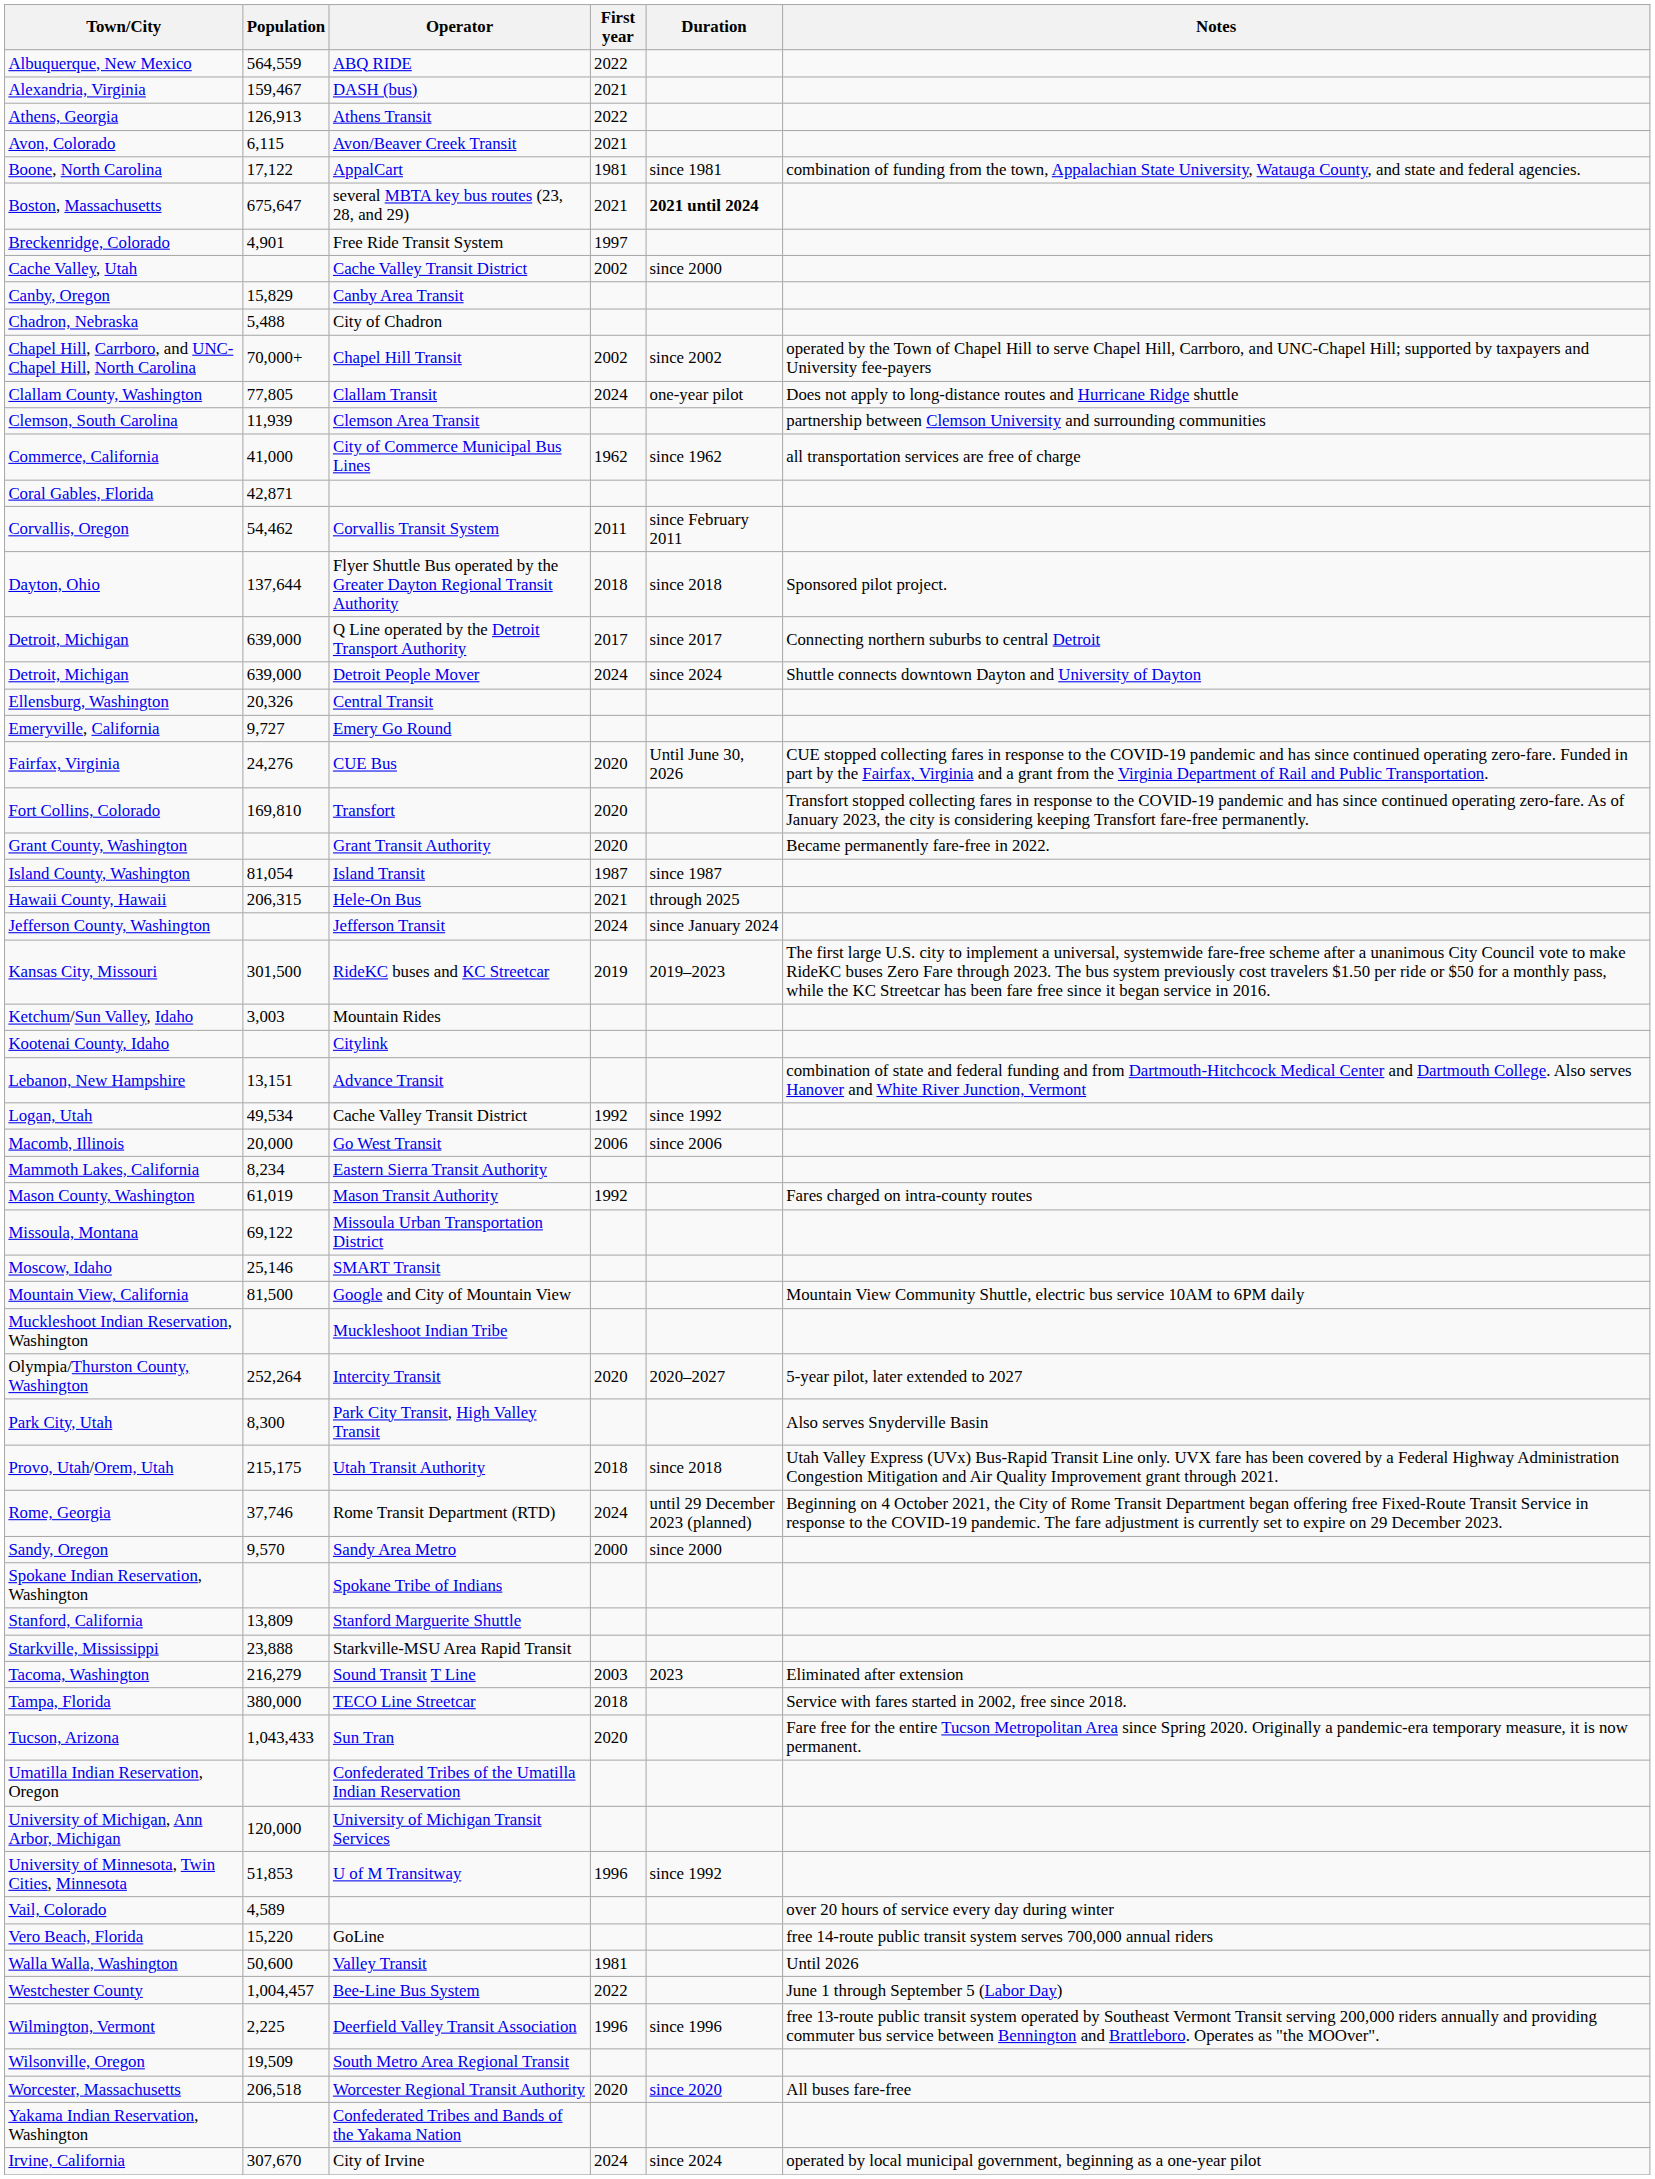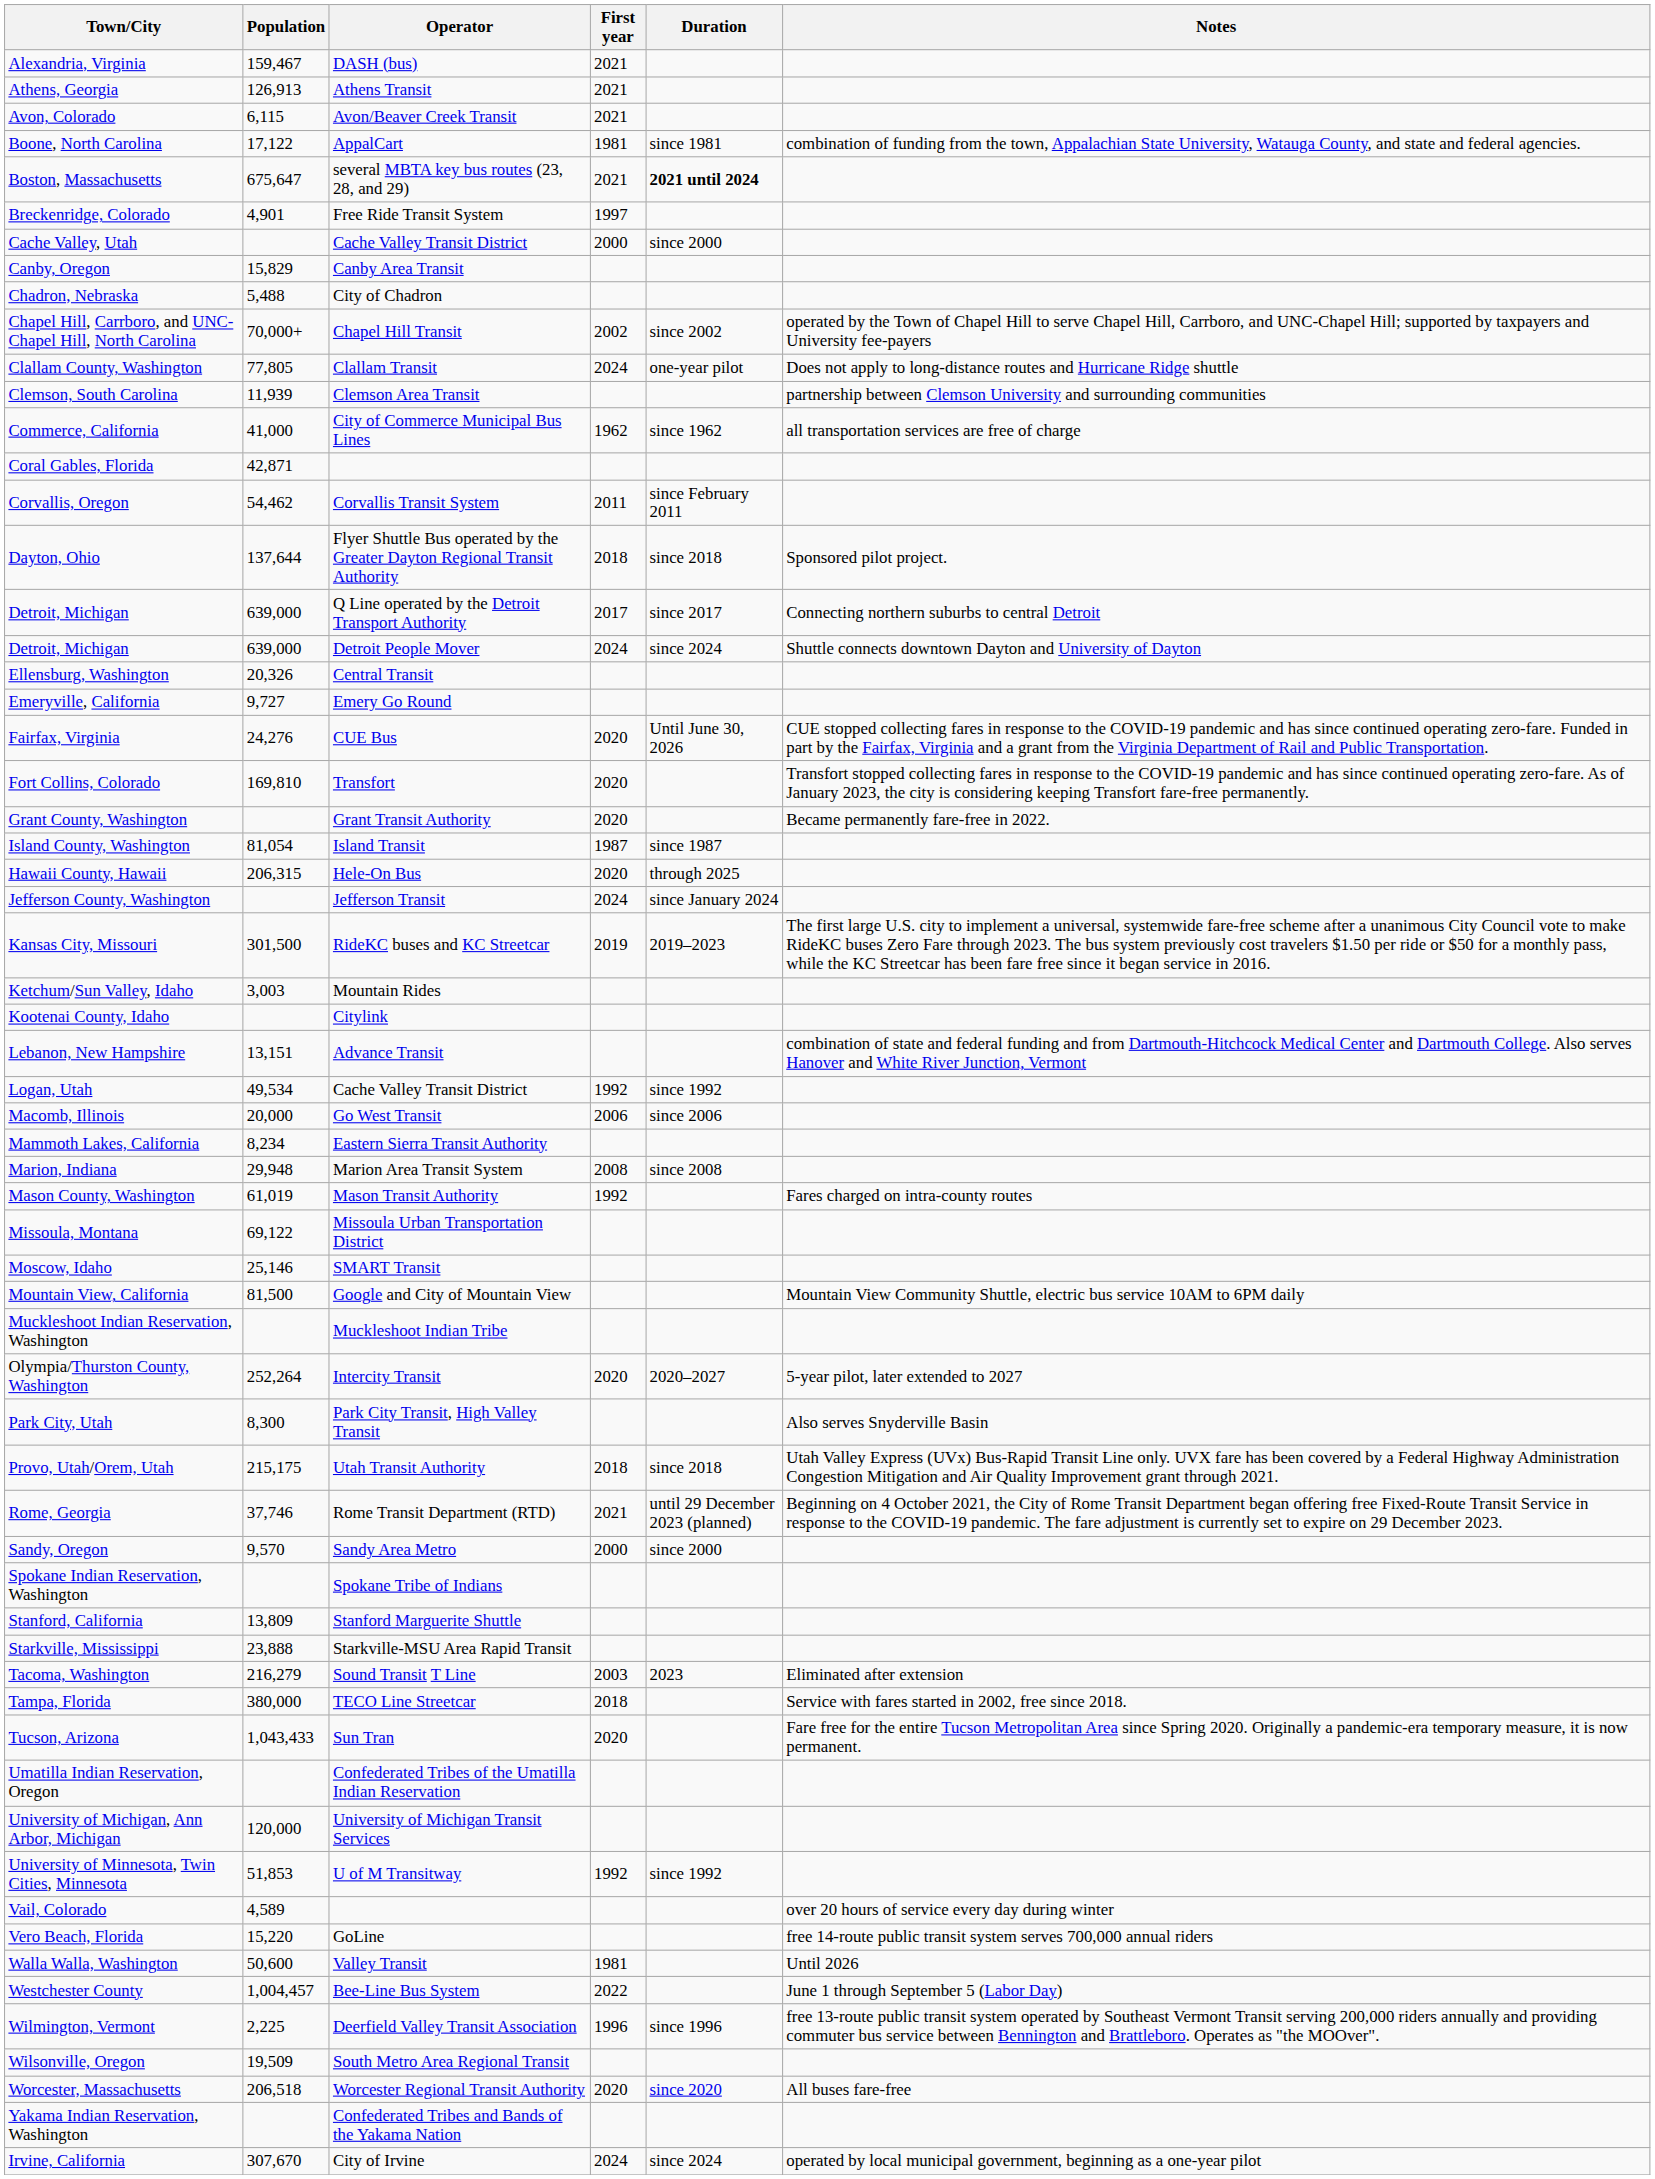- row: (100, 63)
(611, 116) 2022 -> (611, 90) 2021
(611, 268) 2002 -> (611, 242) 2000
(611, 899) 2021 -> (611, 872) 2020
+ row: (63, 1169)
(611, 1513) 2024 -> (611, 1513) 2021
(611, 1874) 1996 -> (611, 1874) 1992
